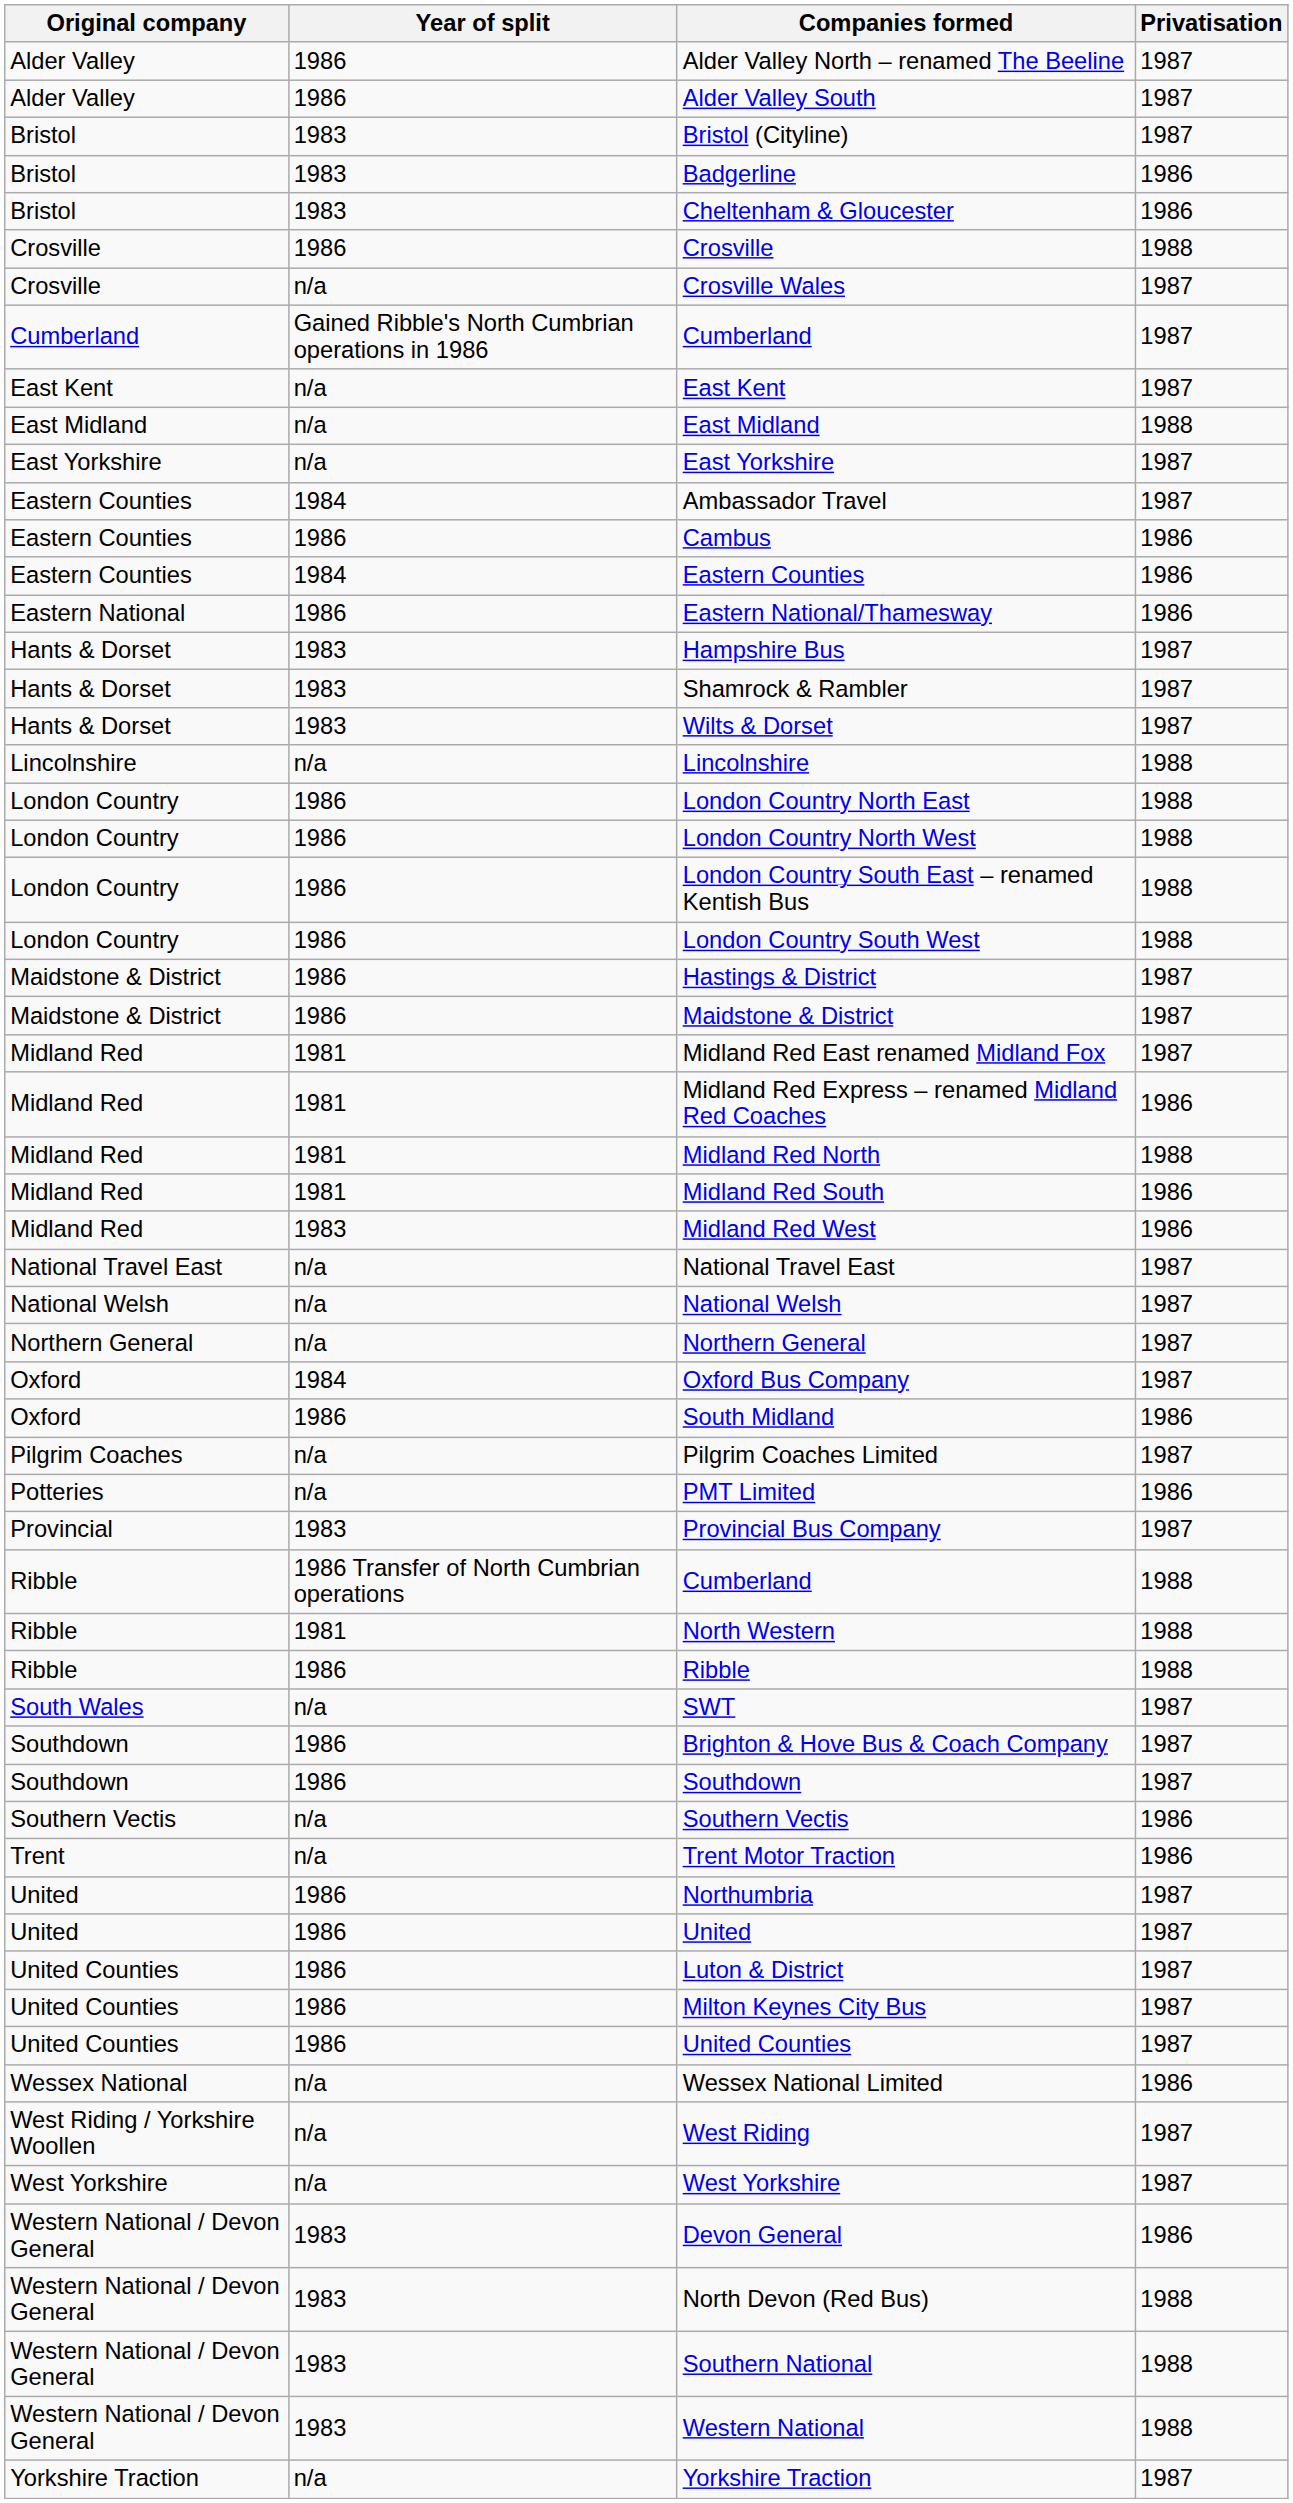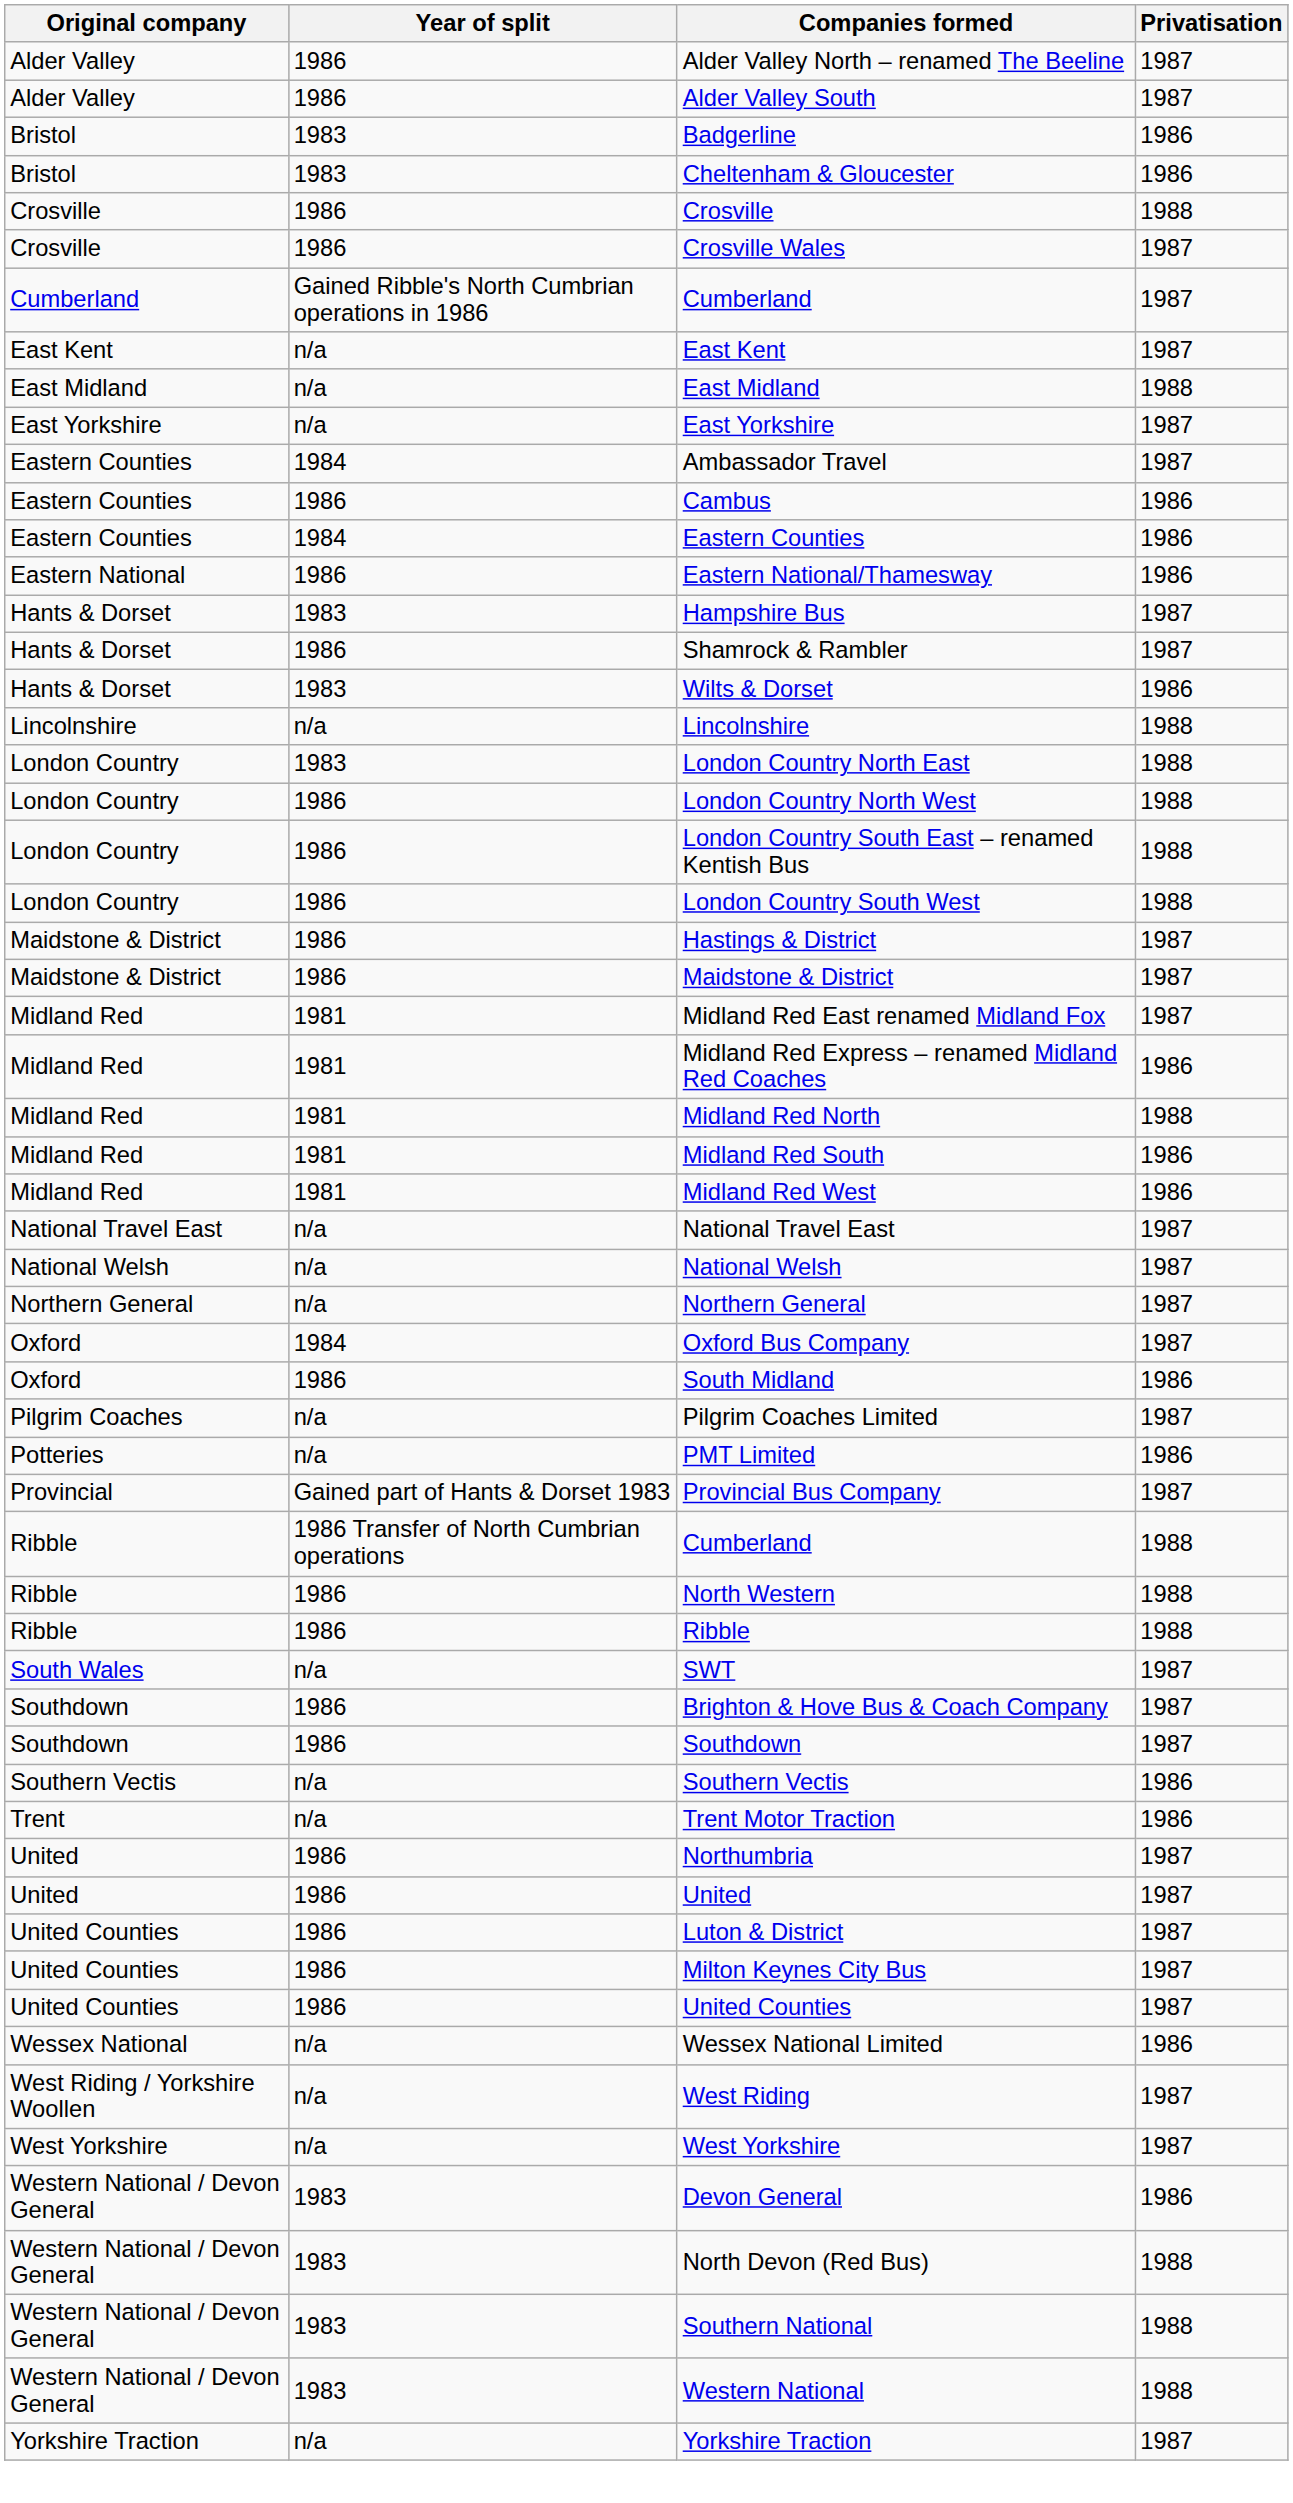- row: (43, 135)
(310, 286) n/a -> (320, 248) 1986
(320, 688) 1983 -> (320, 650) 1986
(1167, 725) 1987 -> (1167, 688) 1986
(320, 801) 1986 -> (320, 763) 1983
(320, 1229) 1983 -> (320, 1192) 1981
(320, 1530) 1983 -> (482, 1492) Gained part of Hants & Dorset 1983
(320, 1632) 1981 -> (320, 1594) 1986
